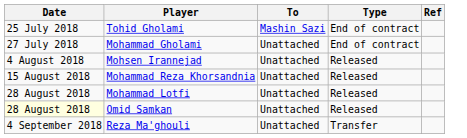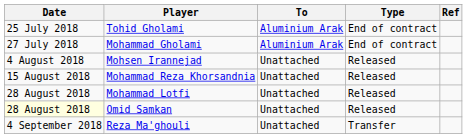(293, 29) Mashin Sazi -> (302, 29) Aluminium Arak
(290, 45) Unattached -> (302, 45) Aluminium Arak
